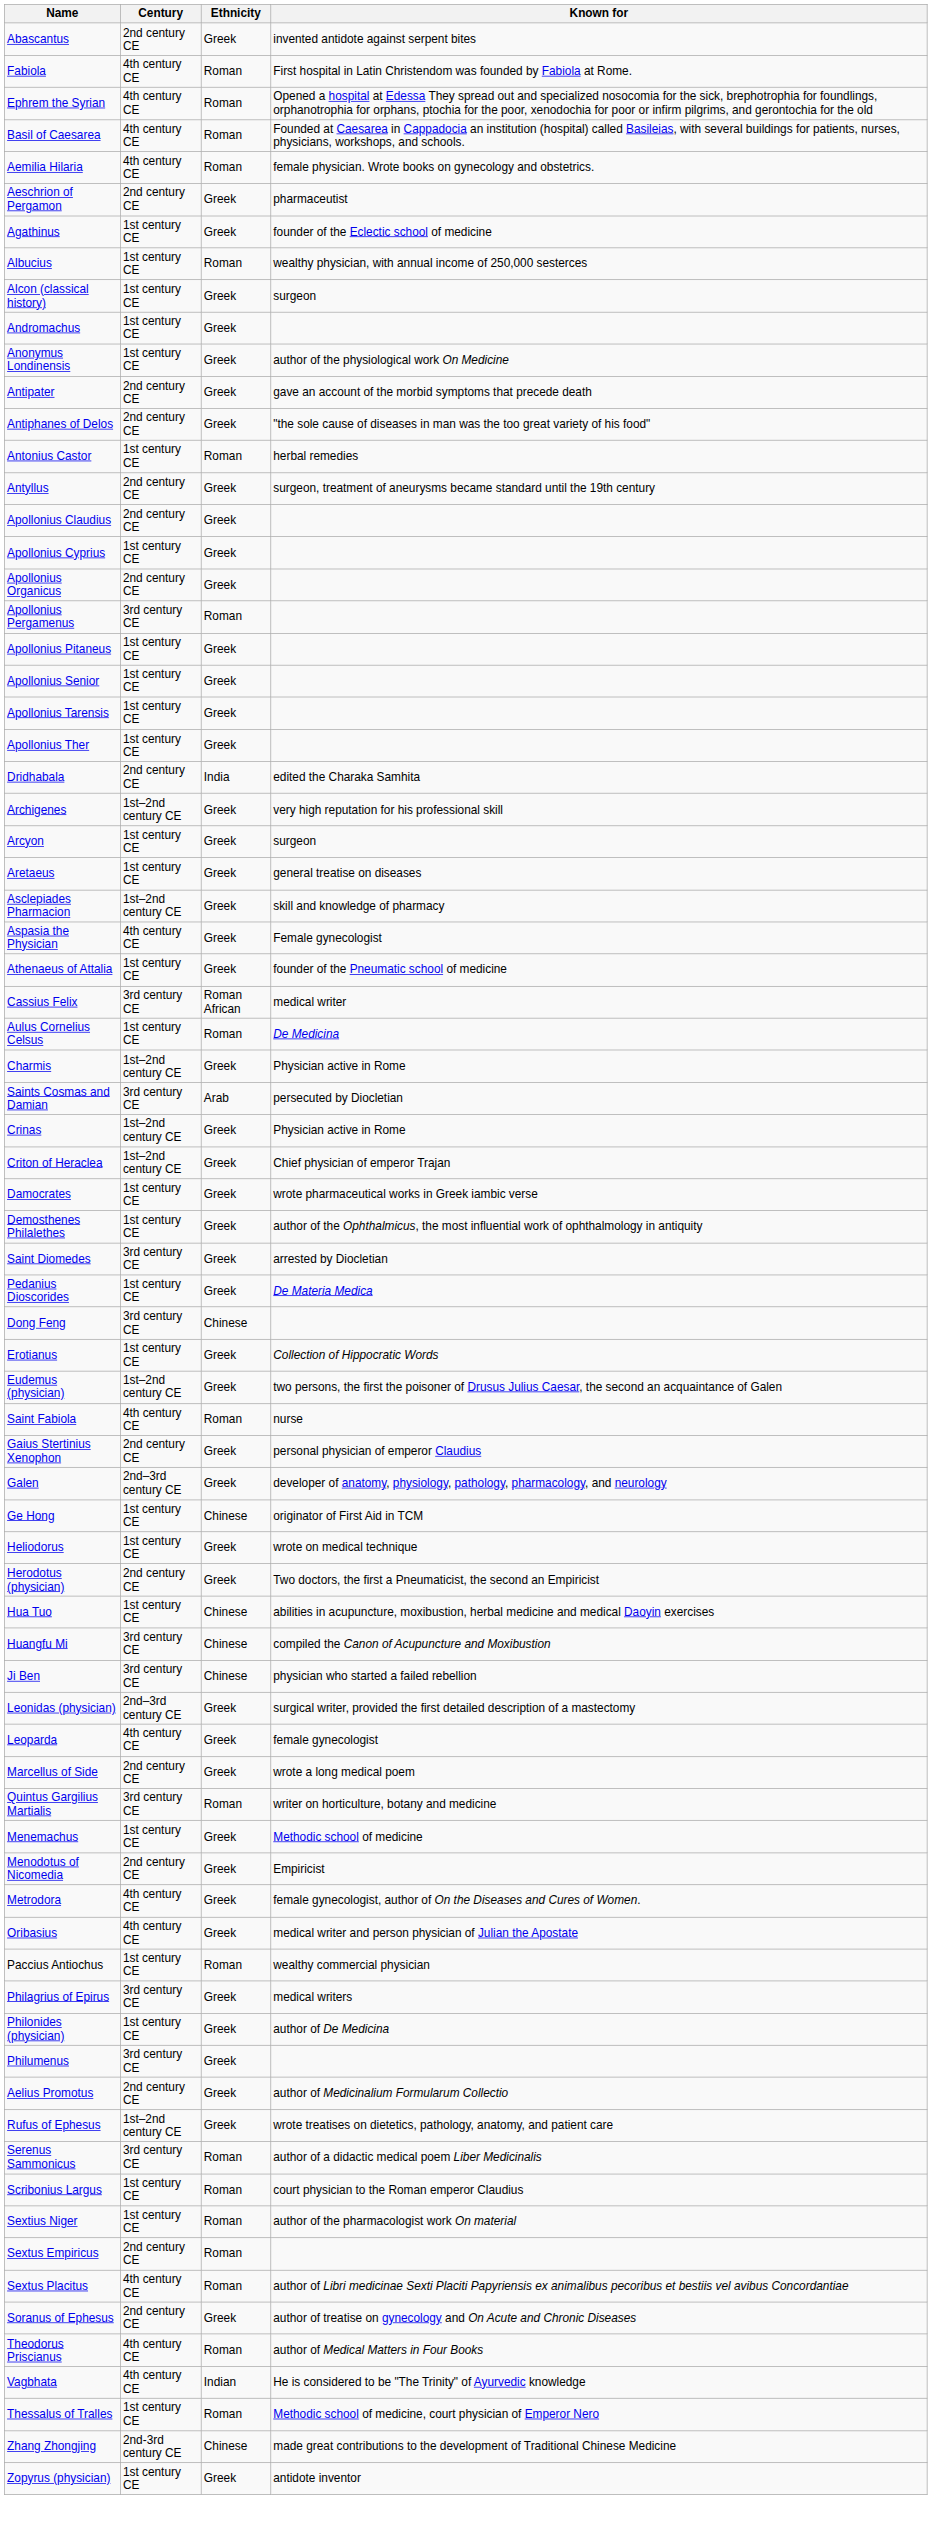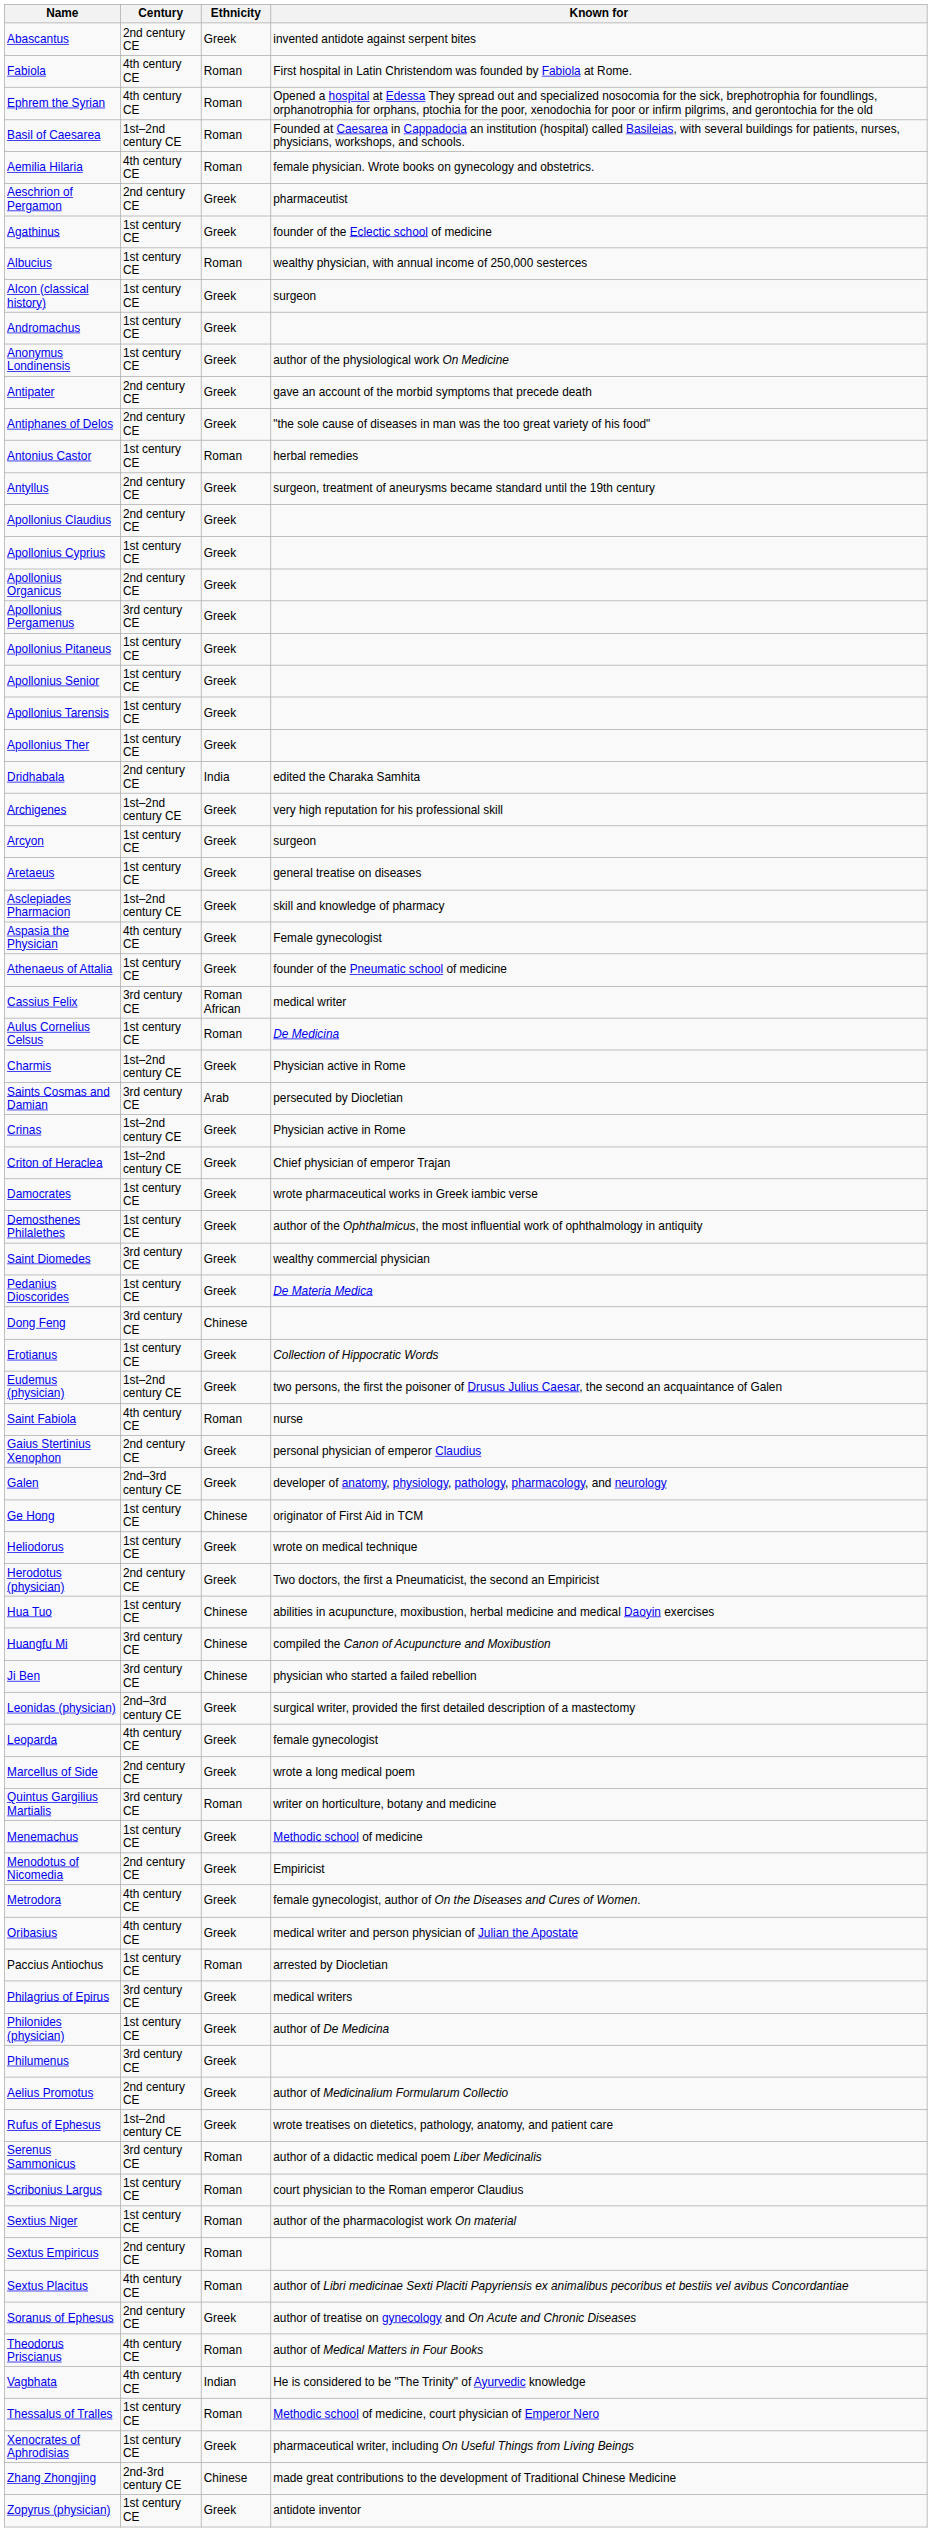(152, 135) 4th century CE -> (152, 135) 1st–2nd century CE
(223, 617) Roman -> (220, 617) Greek
(331, 1259) arrested by Diocletian -> (352, 1259) wealthy commercial physician
(352, 1965) wealthy commercial physician -> (331, 1965) arrested by Diocletian
+ row: (44, 2446)
